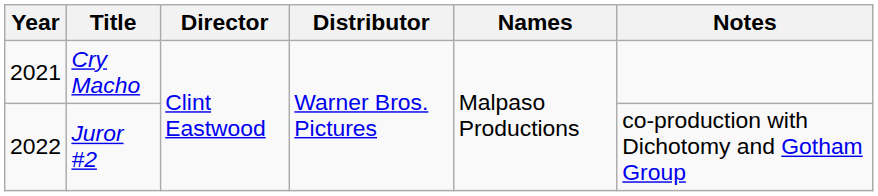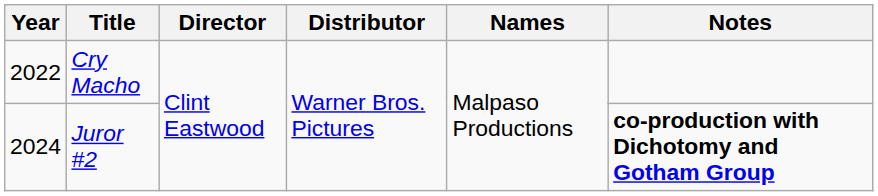(35, 71) 2021 -> (35, 71) 2022
(35, 146) 2022 -> (35, 146) 2024
(743, 146) normal -> (716, 146) bold
